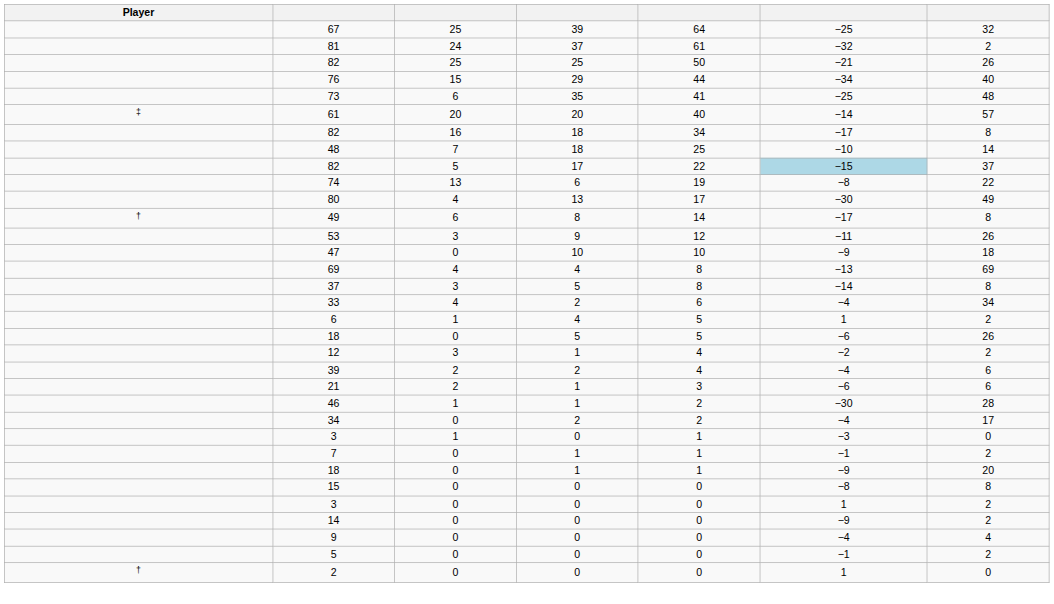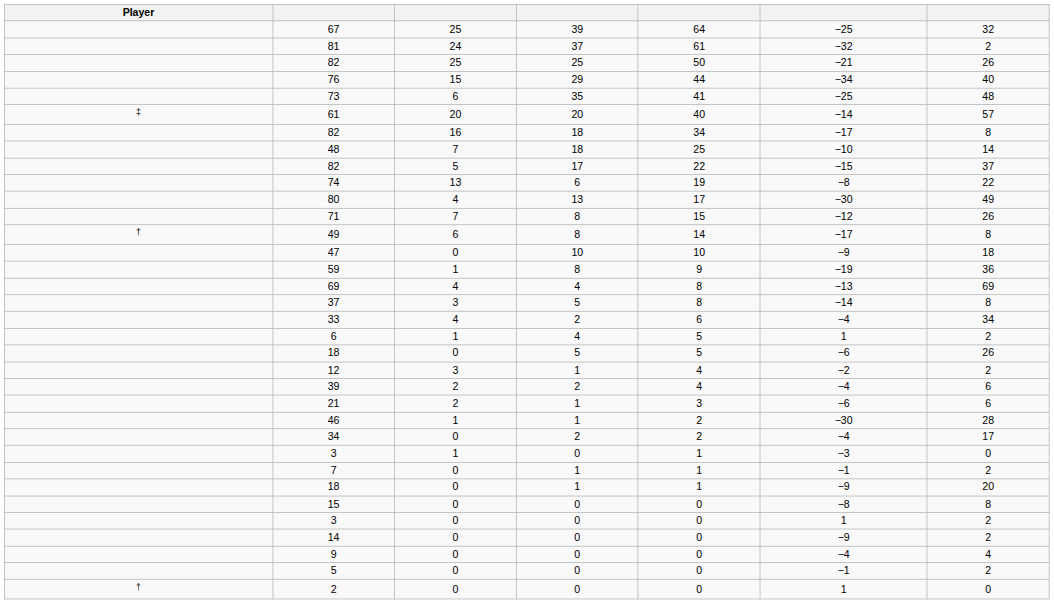(844, 166) lightblue background -> (844, 166) no background
+ row: (334, 216)
- row: (334, 236)
+ row: (334, 269)
